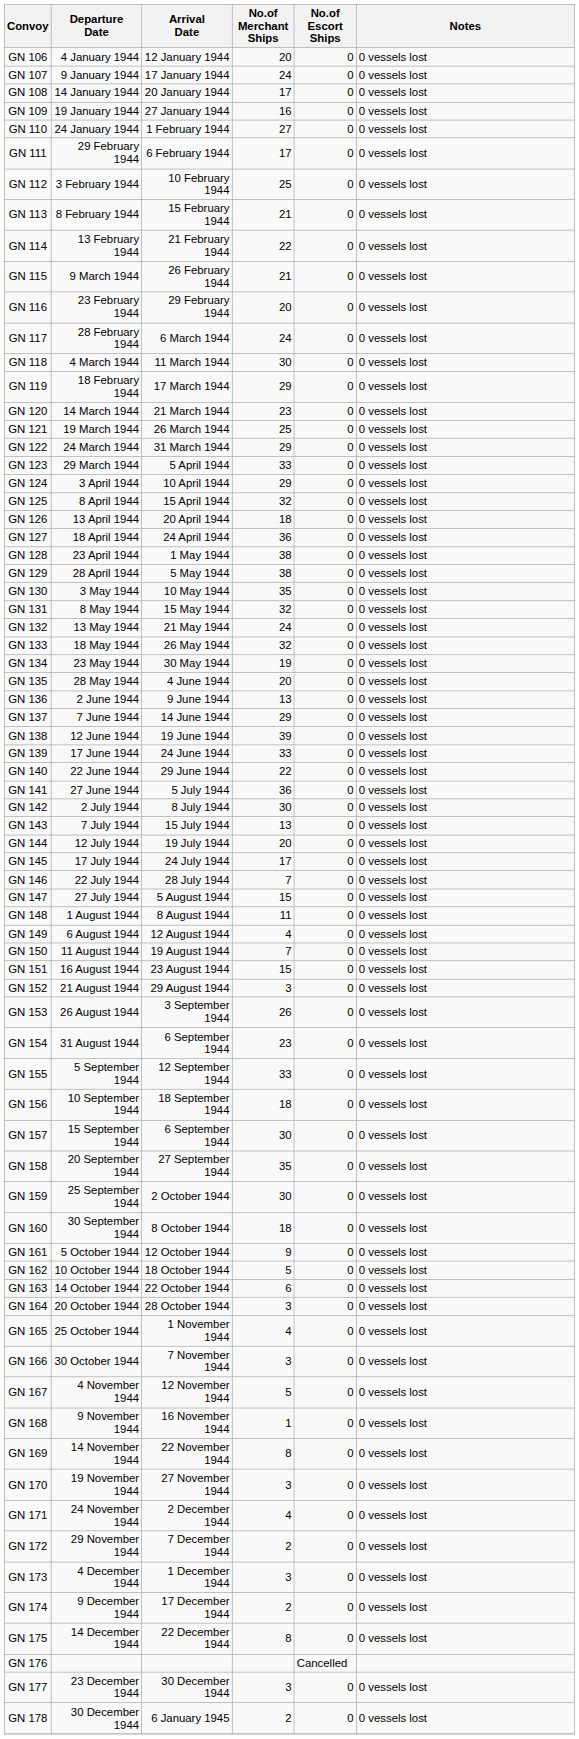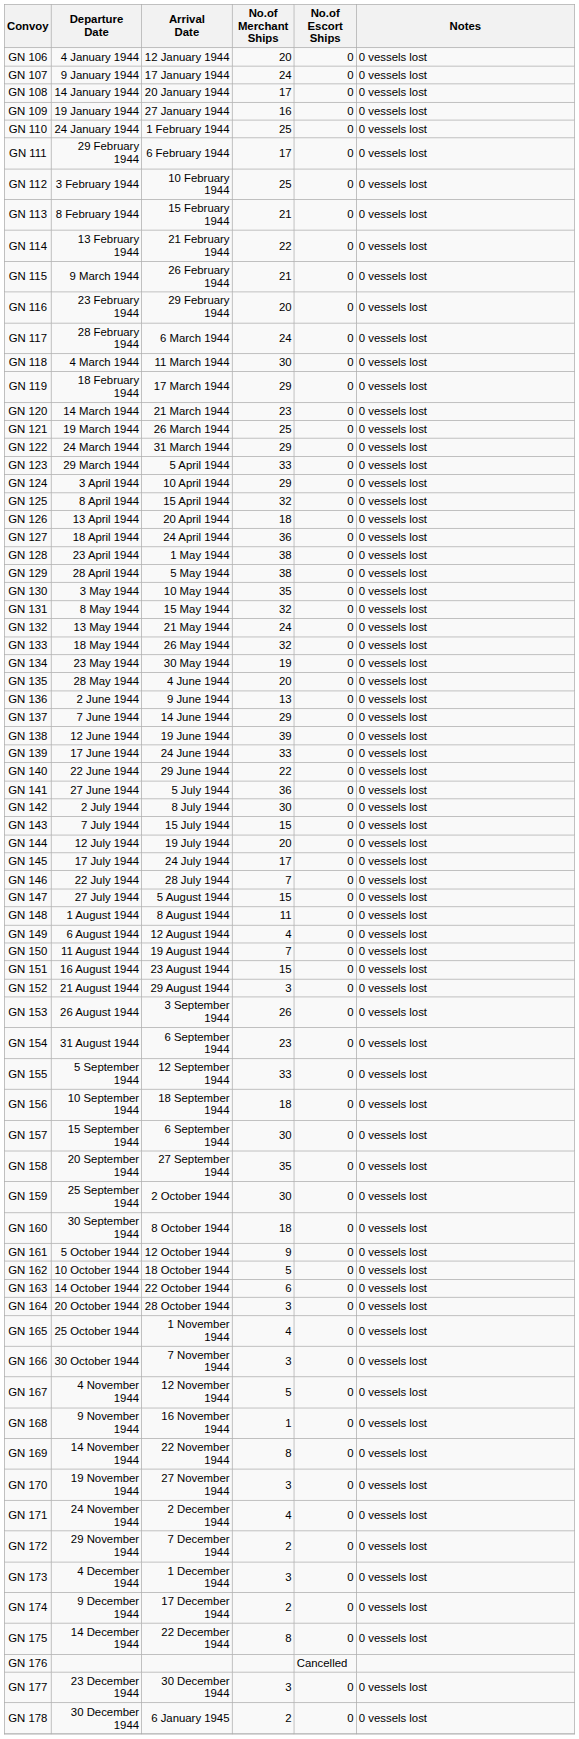(285, 129) 27 -> (285, 129) 25
(285, 825) 13 -> (285, 825) 15
